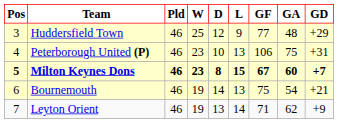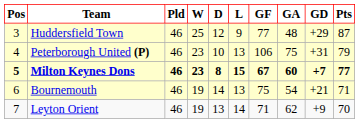+ column: (344, 14)
